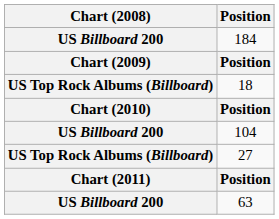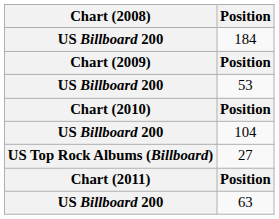+ row: (245, 86)
- row: (245, 86)
